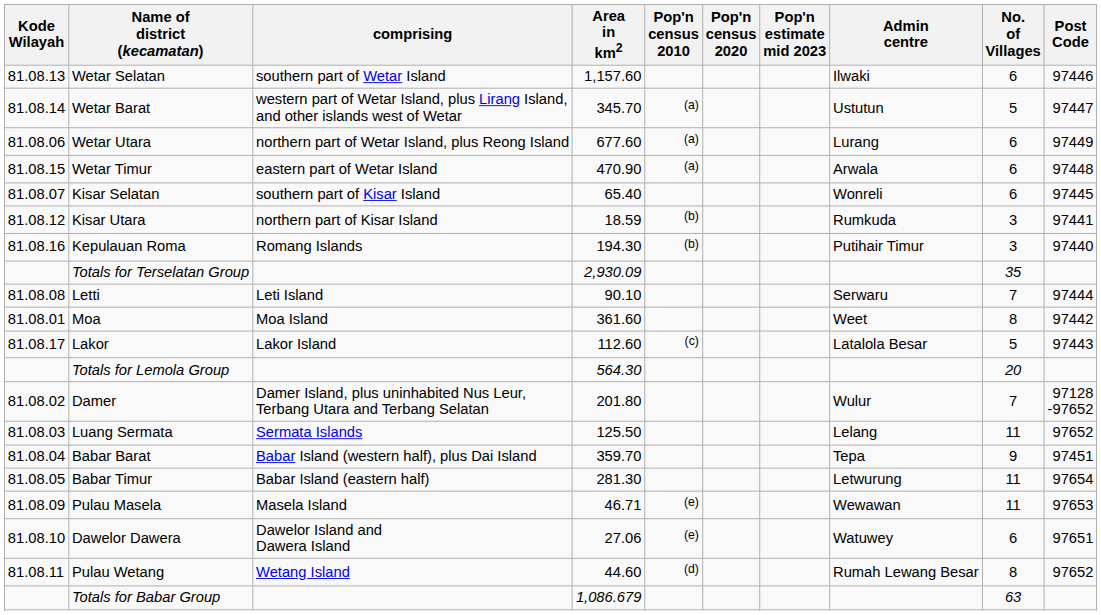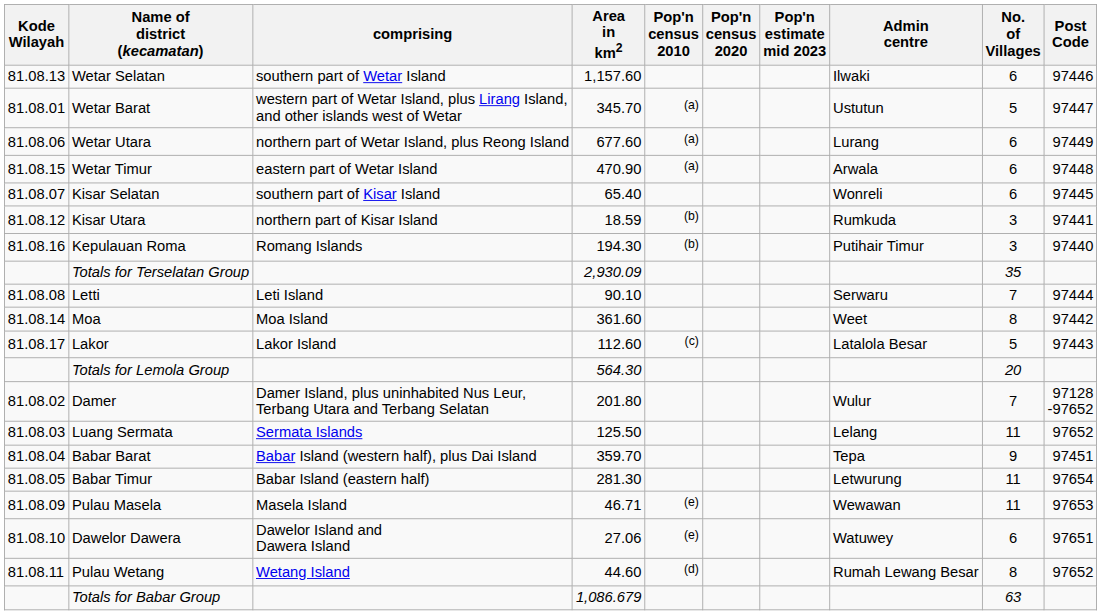(37, 108) 81.08.14 -> (37, 108) 81.08.01
(37, 319) 81.08.01 -> (37, 319) 81.08.14
